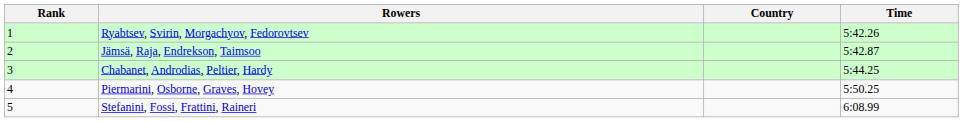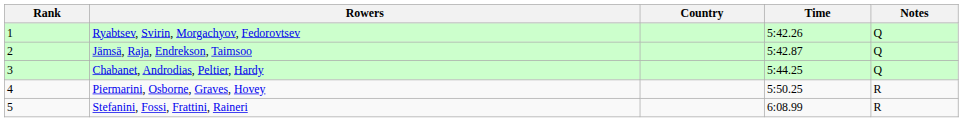+ column: (914, 13)
